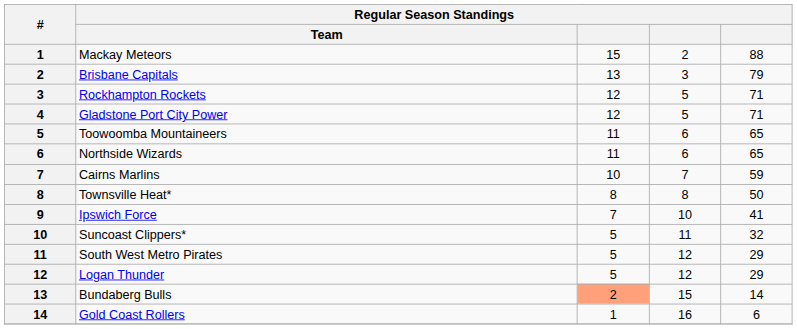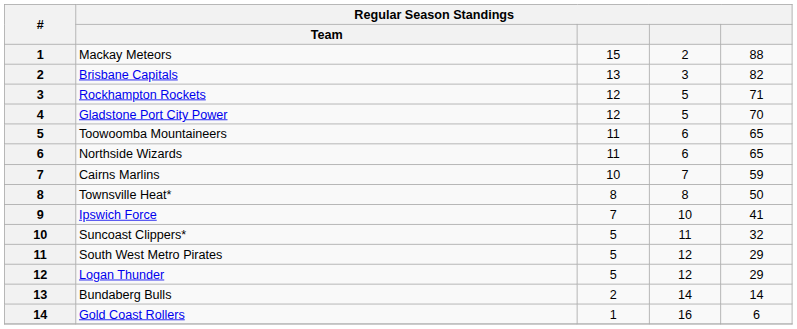(757, 75) 79 -> (757, 75) 82
(757, 114) 71 -> (757, 114) 70
(613, 294) lightsalmon background -> (613, 294) no background
(685, 294) 15 -> (685, 294) 14
